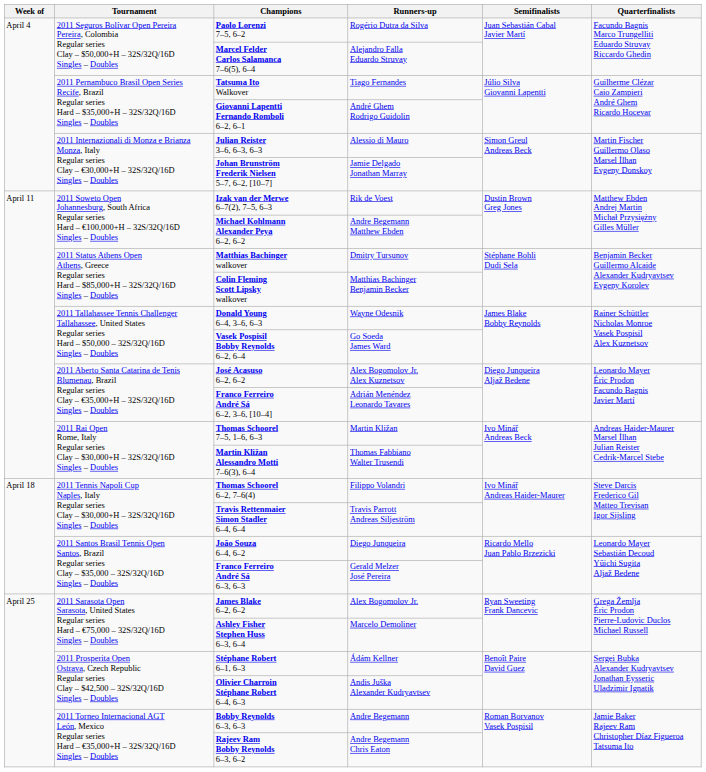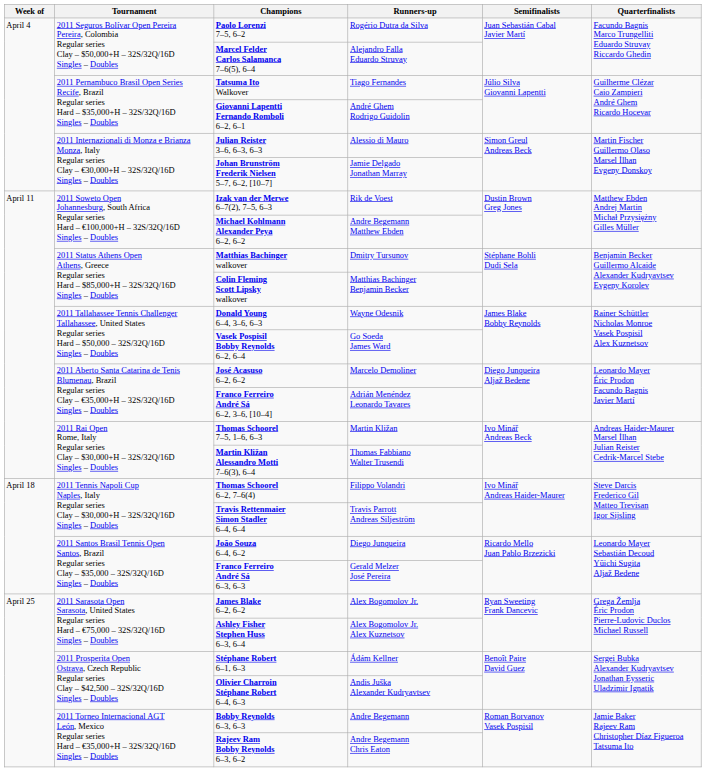(384, 375) Alex Bogomolov Jr. Alex Kuznetsov -> (383, 370) Marcelo Demoliner
(383, 624) Marcelo Demoliner -> (384, 629) Alex Bogomolov Jr. Alex Kuznetsov
